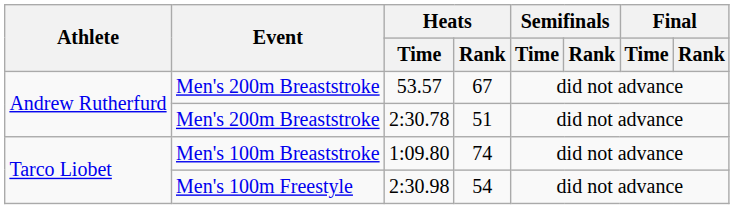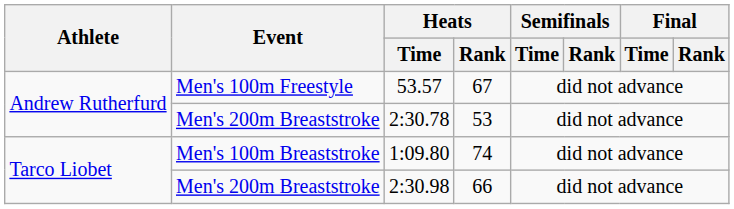(278, 87) Men's 200m Breaststroke -> (264, 87) Men's 100m Freestyle
(482, 120) 51 -> (482, 120) 53
(264, 186) Men's 100m Freestyle -> (278, 186) Men's 200m Breaststroke
(482, 186) 54 -> (482, 186) 66
